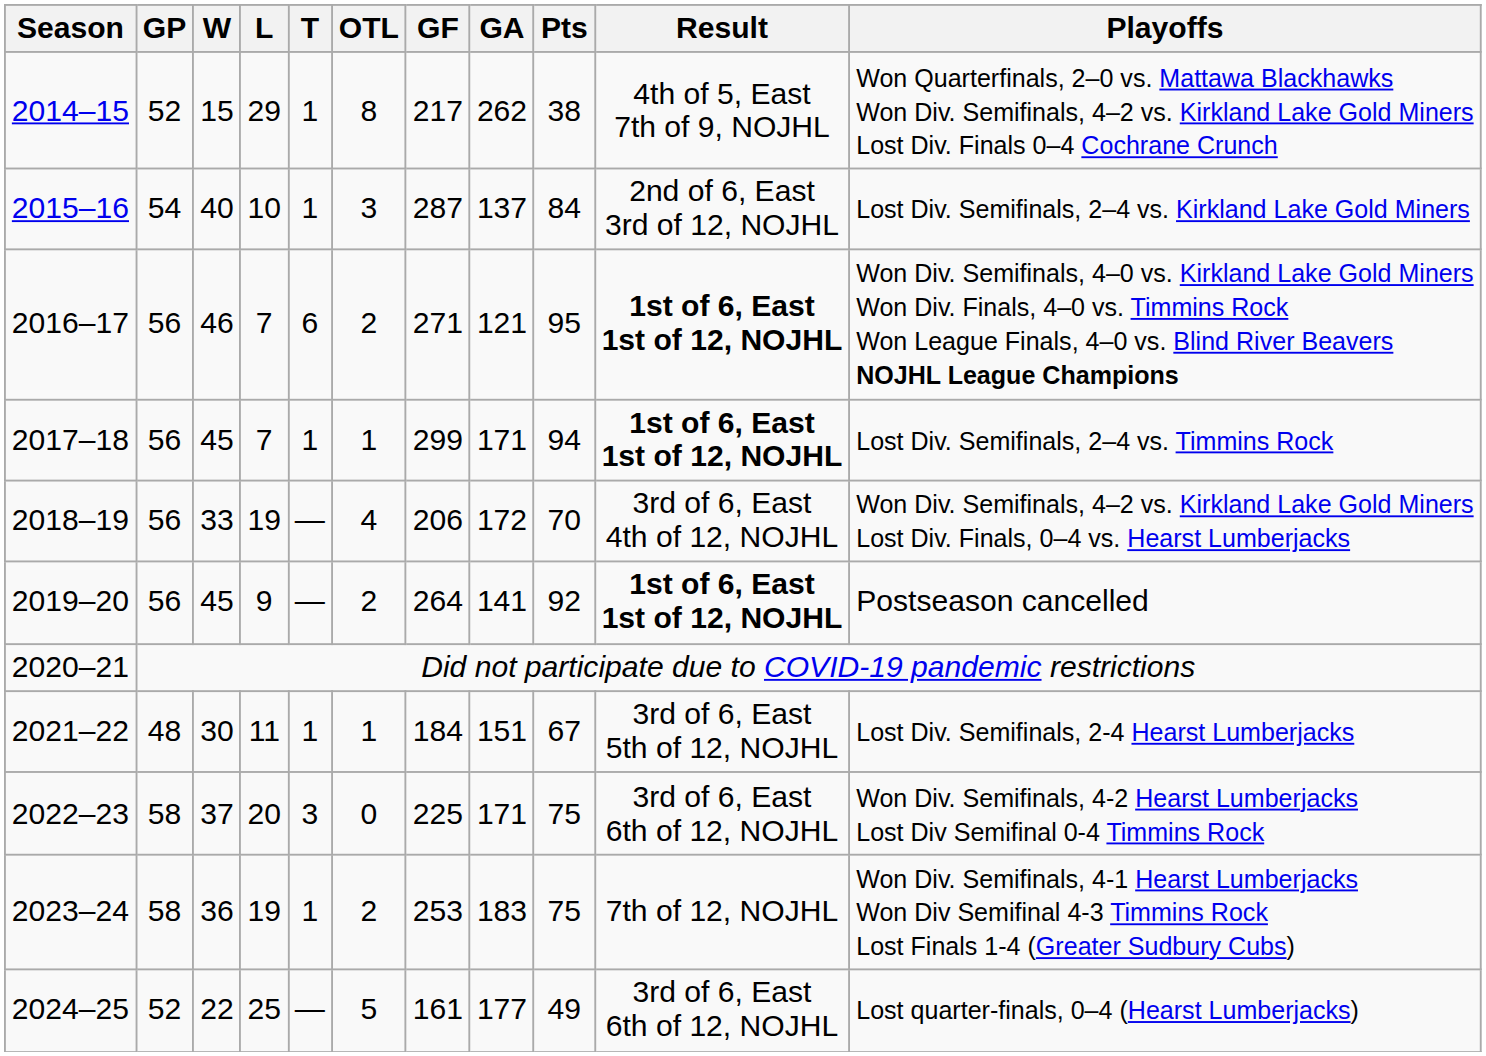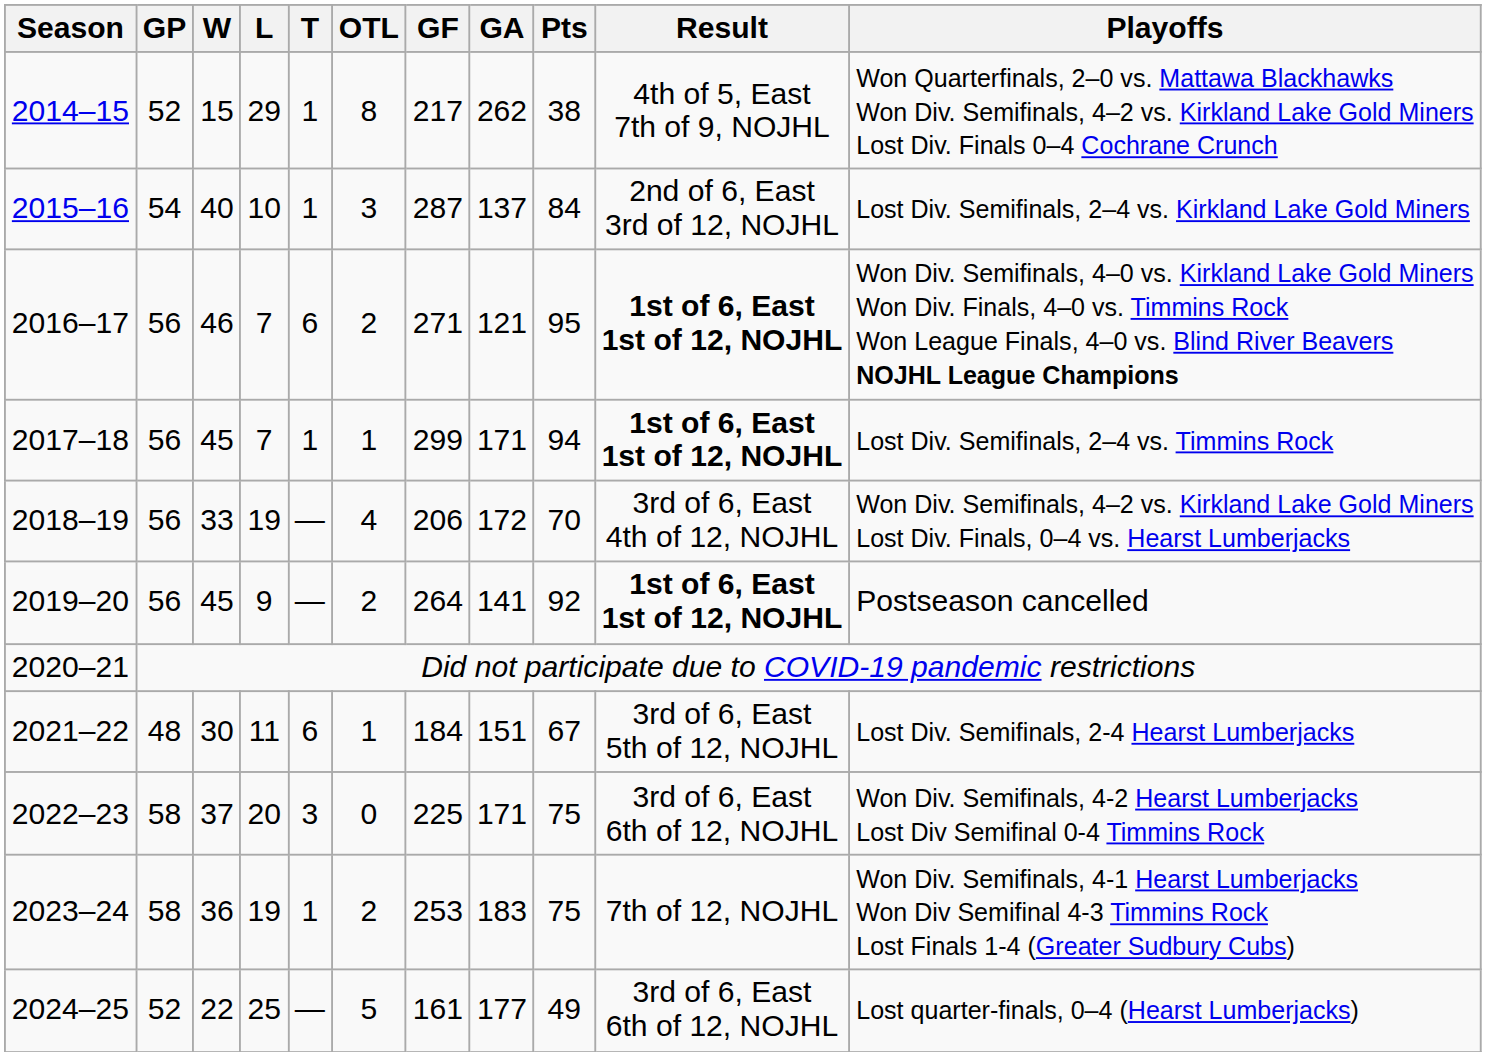(310, 731) 1 -> (310, 731) 6
